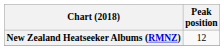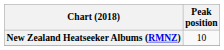(201, 38) 12 -> (201, 38) 10
